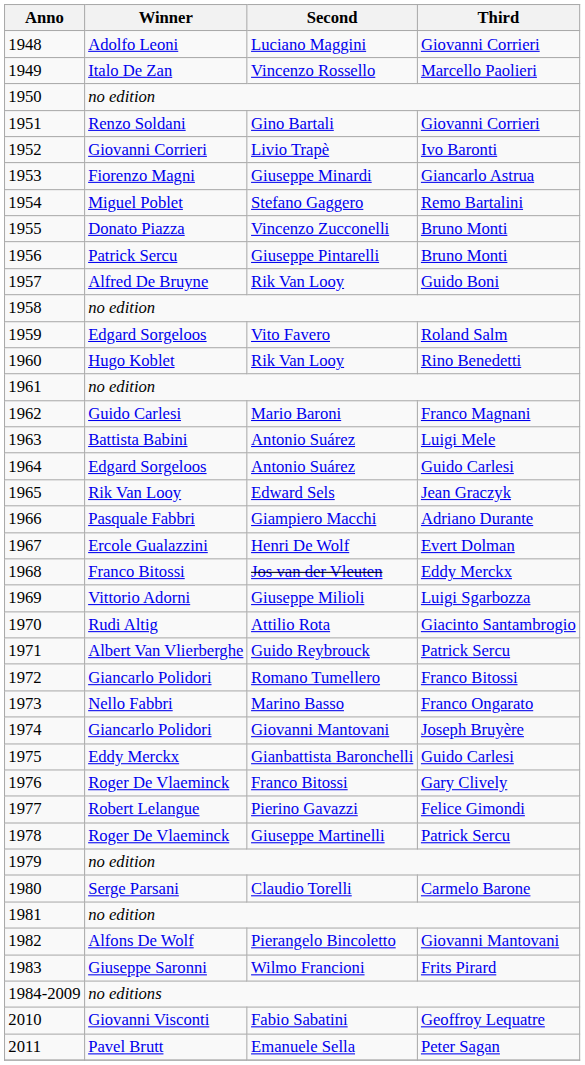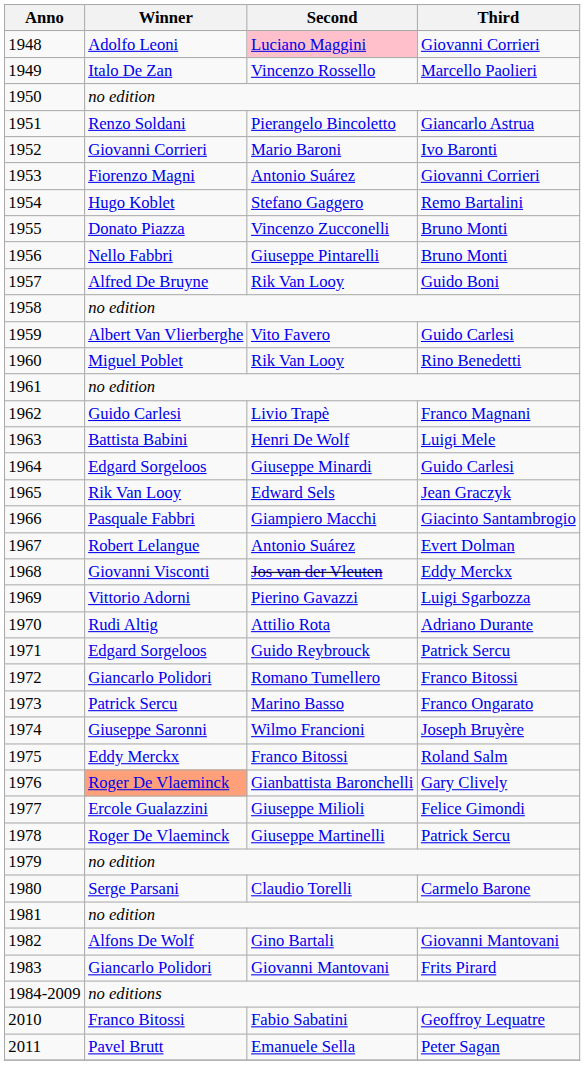(309, 44) no background -> (309, 44) pink background
(292, 123) Gino Bartali -> (323, 123) Pierangelo Bincoletto
(480, 123) Giovanni Corrieri -> (478, 123) Giancarlo Astrua
(290, 149) Livio Trapè -> (296, 149) Mario Baroni
(311, 176) Giuseppe Minardi -> (303, 176) Antonio Suárez
(478, 176) Giancarlo Astrua -> (480, 176) Giovanni Corrieri
(136, 202) Miguel Poblet -> (131, 202) Hugo Koblet
(133, 255) Patrick Sercu -> (130, 255) Nello Fabbri
(147, 334) Edgard Sorgeloos -> (166, 334) Albert Van Vlierberghe
(464, 334) Roland Salm -> (467, 334) Guido Carlesi
(131, 360) Hugo Koblet -> (136, 360) Miguel Poblet
(296, 413) Mario Baroni -> (290, 413) Livio Trapè
(303, 439) Antonio Suárez -> (300, 439) Henri De Wolf
(303, 466) Antonio Suárez -> (311, 466) Giuseppe Minardi
(477, 519) Adriano Durante -> (498, 519) Giacinto Santambrogio
(148, 545) Ercole Gualazzini -> (144, 545) Robert Lelangue
(300, 545) Henri De Wolf -> (303, 545) Antonio Suárez
(136, 571) Franco Bitossi -> (149, 571) Giovanni Visconti
(308, 598) Giuseppe Milioli -> (304, 598) Pierino Gavazzi
(498, 624) Giacinto Santambrogio -> (477, 624) Adriano Durante
(166, 651) Albert Van Vlierberghe -> (147, 651) Edgard Sorgeloos
(130, 703) Nello Fabbri -> (133, 703) Patrick Sercu
(150, 730) Giancarlo Polidori -> (148, 730) Giuseppe Saronni
(320, 730) Giovanni Mantovani -> (308, 730) Wilmo Francioni
(332, 756) Gianbattista Baronchelli -> (299, 756) Franco Bitossi
(467, 756) Guido Carlesi -> (464, 756) Roland Salm
(159, 783) no background -> (159, 783) lightsalmon background
(299, 783) Franco Bitossi -> (332, 783) Gianbattista Baronchelli
(144, 809) Robert Lelangue -> (148, 809) Ercole Gualazzini
(304, 809) Pierino Gavazzi -> (308, 809) Giuseppe Milioli
(323, 941) Pierangelo Bincoletto -> (292, 941) Gino Bartali
(148, 967) Giuseppe Saronni -> (150, 967) Giancarlo Polidori
(308, 967) Wilmo Francioni -> (320, 967) Giovanni Mantovani
(149, 1020) Giovanni Visconti -> (136, 1020) Franco Bitossi
